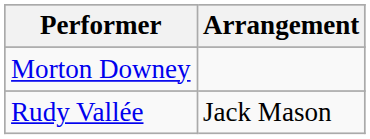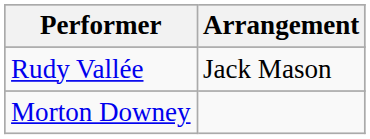rows swapped: (77, 111) <-> (101, 68)
